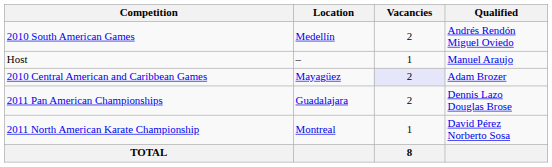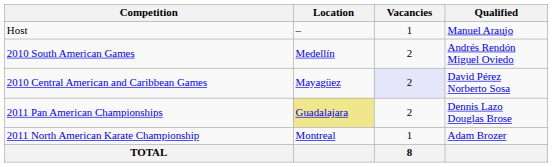rows swapped: (17, 59) <-> (71, 36)
(477, 77) Adam Brozer -> (479, 83) David Pérez Norberto Sosa
(322, 100) no background -> (322, 112) khaki background
(479, 130) David Pérez Norberto Sosa -> (477, 136) Adam Brozer
